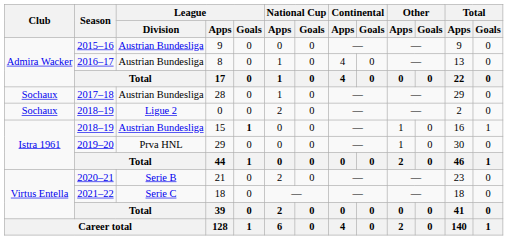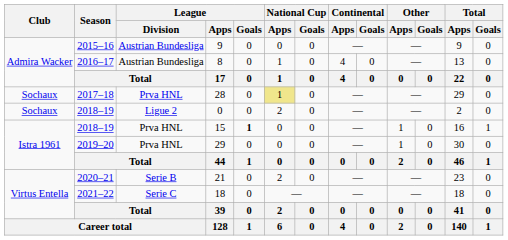(161, 95) Austrian Bundesliga -> (161, 95) Prva HNL
(280, 95) no background -> (280, 95) khaki background
(161, 128) Austrian Bundesliga -> (161, 128) Prva HNL
